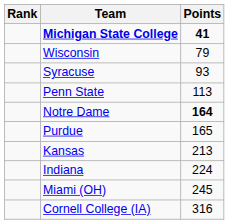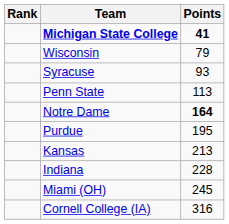(202, 131) 165 -> (202, 131) 195
(202, 170) 224 -> (202, 170) 228
